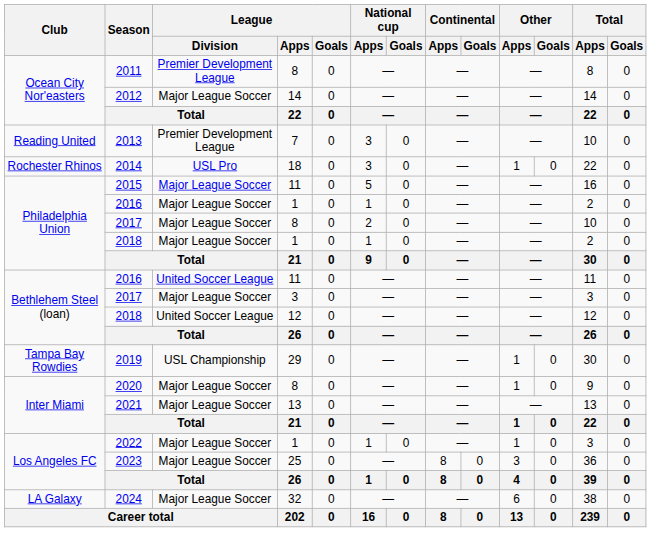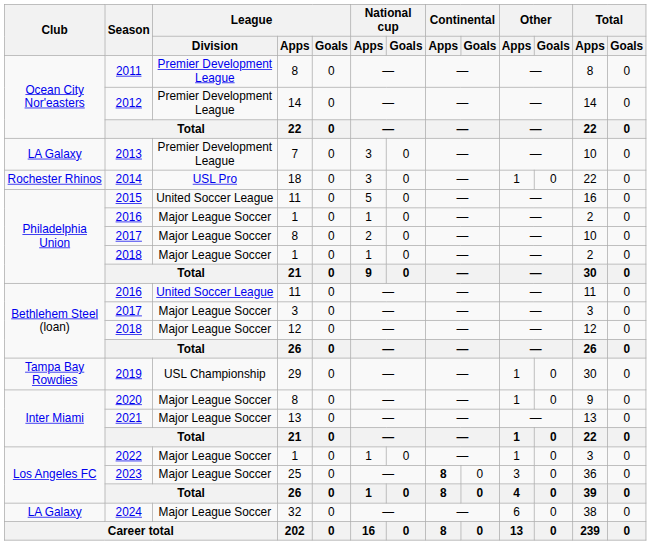(215, 96) Major League Soccer -> (215, 103) Premier Development League
(55, 141) Reading United -> (55, 154) LA Galaxy
(215, 185) Major League Soccer -> (215, 198) United Soccer League
(215, 316) United Soccer League -> (215, 330) Major League Soccer
(443, 461) normal -> (443, 474) bold
